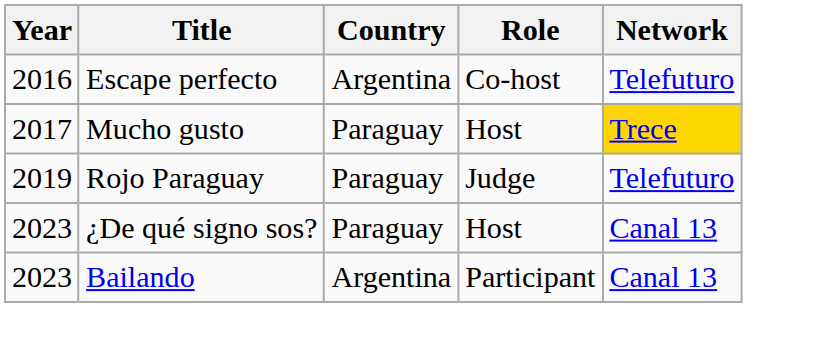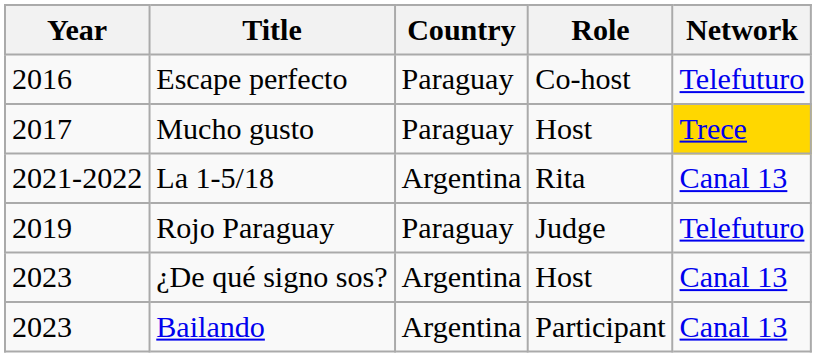(391, 79) Argentina -> (458, 79) Paraguay
+ row: (215, 178)
(387, 227) Paraguay -> (461, 277) Argentina
